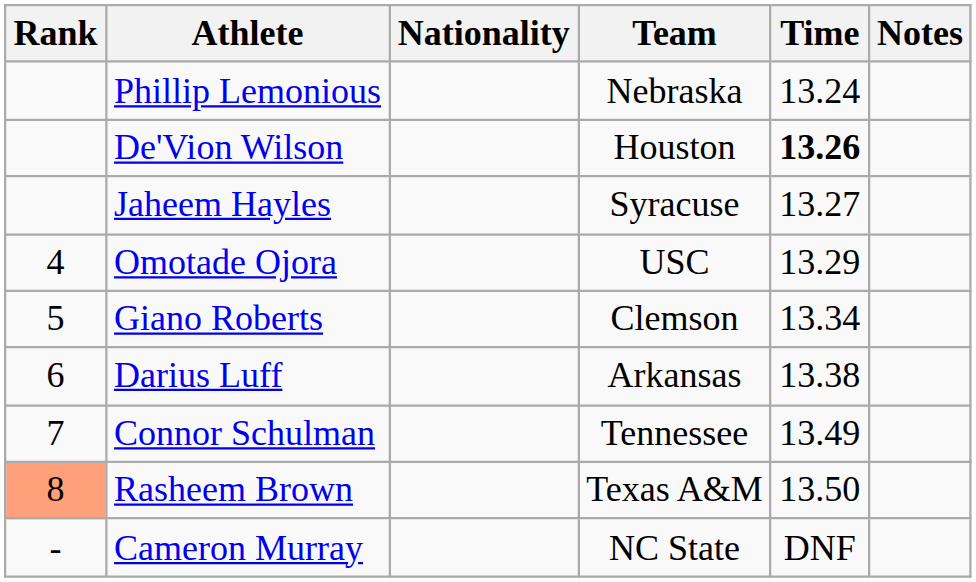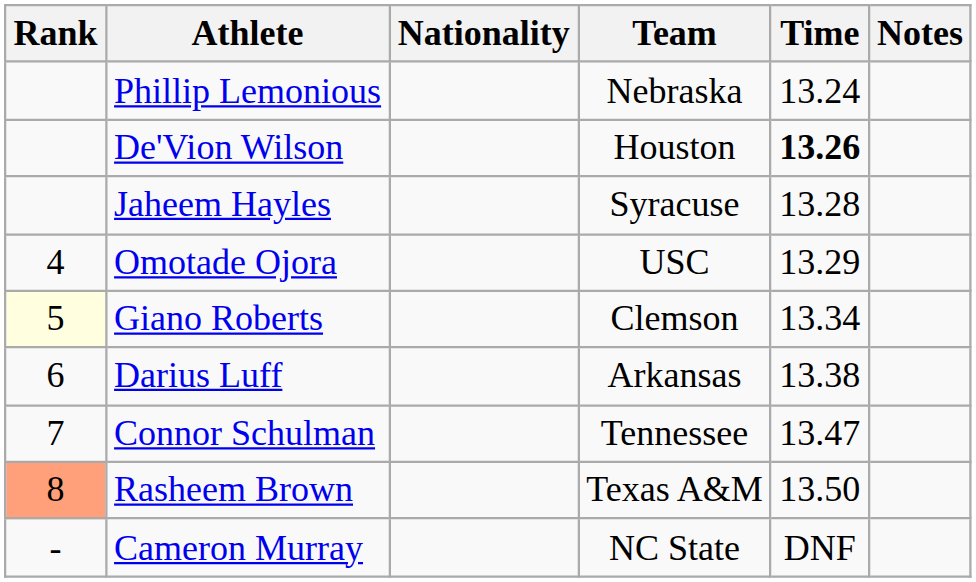(820, 204) 13.27 -> (820, 204) 13.28
(55, 318) no background -> (55, 318) lightyellow background
(820, 432) 13.49 -> (820, 432) 13.47
